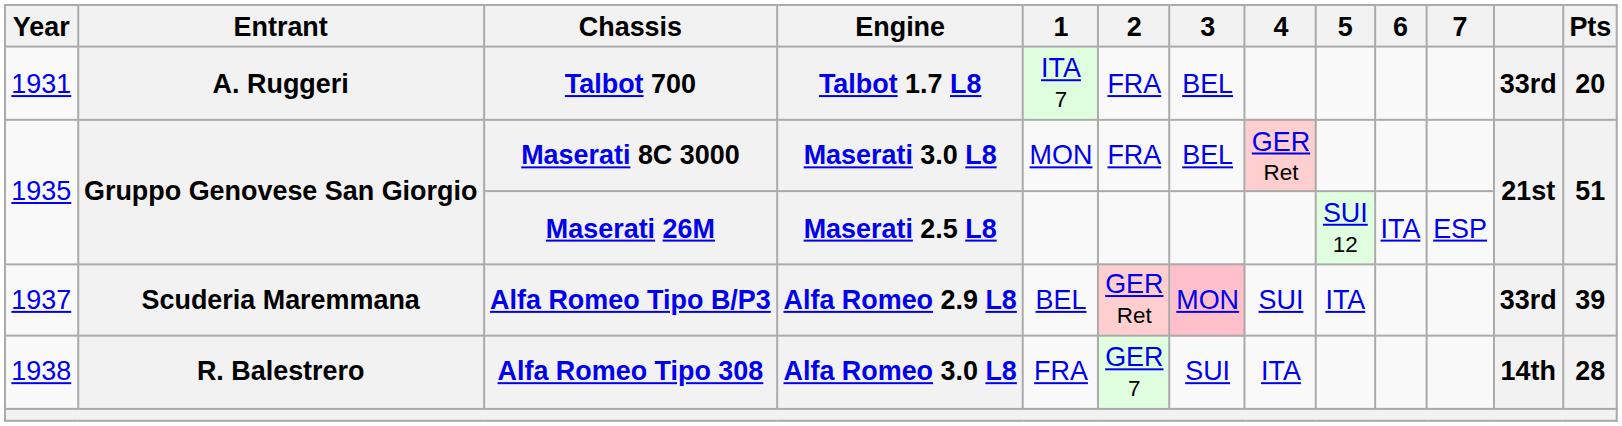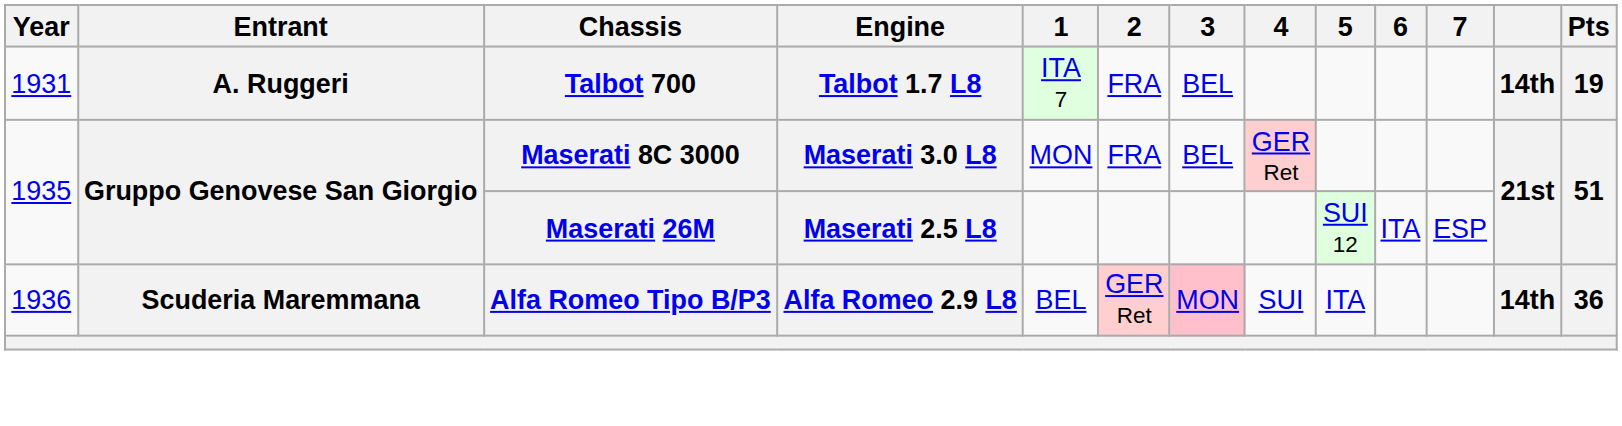(1528, 83) 33rd -> (1527, 83) 14th
(1590, 83) 20 -> (1589, 83) 19
(41, 300) 1937 -> (41, 300) 1936
(1528, 300) 33rd -> (1527, 300) 14th
(1590, 300) 39 -> (1589, 300) 36
- row: (630, 372)
